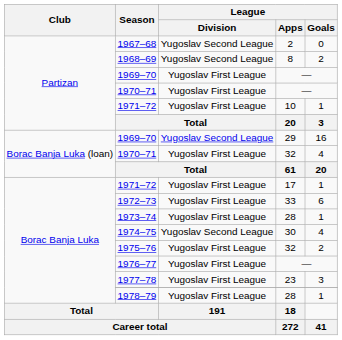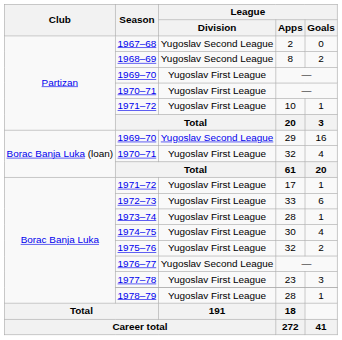(217, 232) Yugoslav Second League -> (217, 232) Yugoslav First League
(217, 264) Yugoslav First League -> (217, 264) Yugoslav Second League
